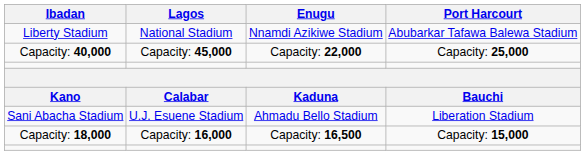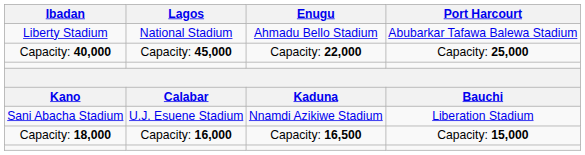(316, 33) Nnamdi Azikiwe Stadium -> (316, 33) Ahmadu Bello Stadium
(316, 116) Ahmadu Bello Stadium -> (316, 116) Nnamdi Azikiwe Stadium
